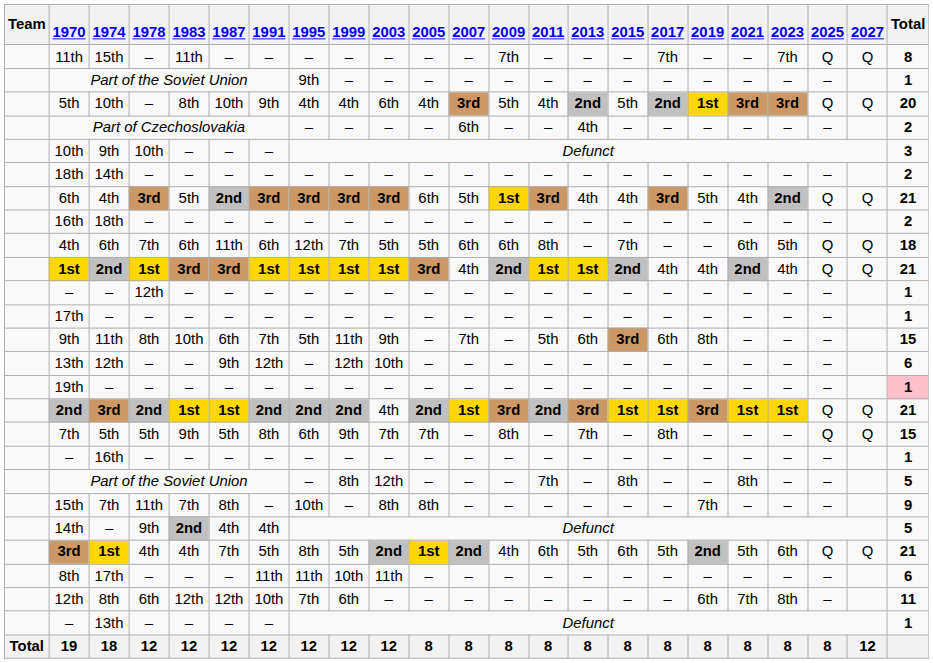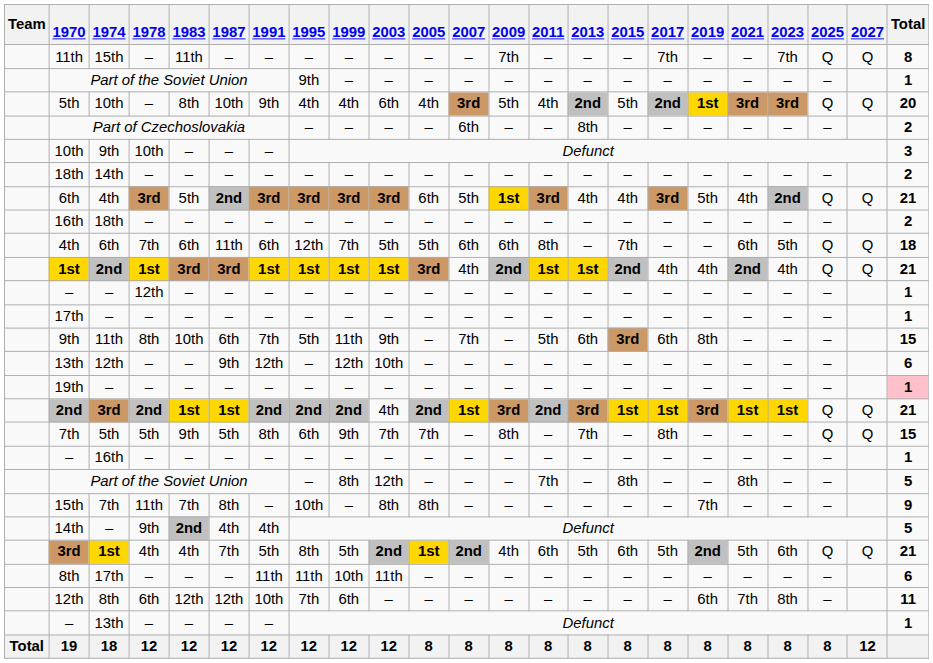(588, 127) 4th -> (588, 127) 8th
